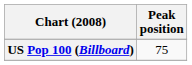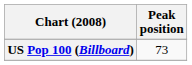(162, 49) 75 -> (162, 49) 73
